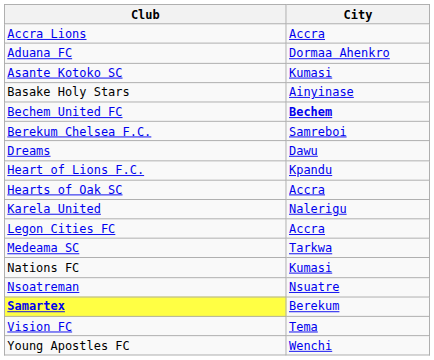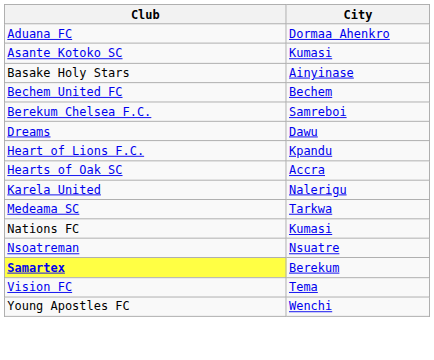- row: (47, 34)
(311, 112) bold -> (311, 92) normal
- row: (61, 229)
